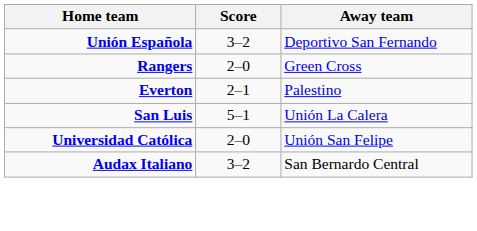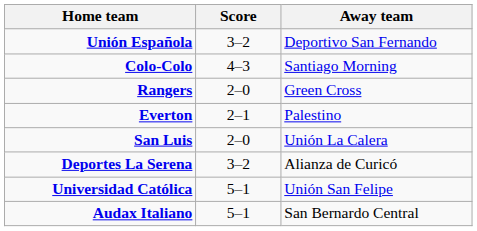+ row: (159, 66)
(238, 115) 5–1 -> (238, 139) 2–0
+ row: (127, 164)
(238, 139) 2–0 -> (238, 189) 5–1
(238, 164) 3–2 -> (238, 213) 5–1
